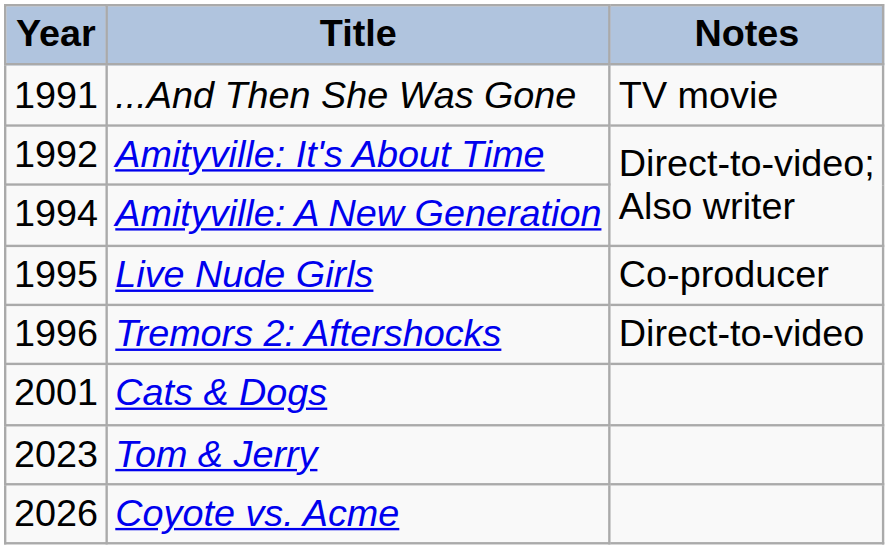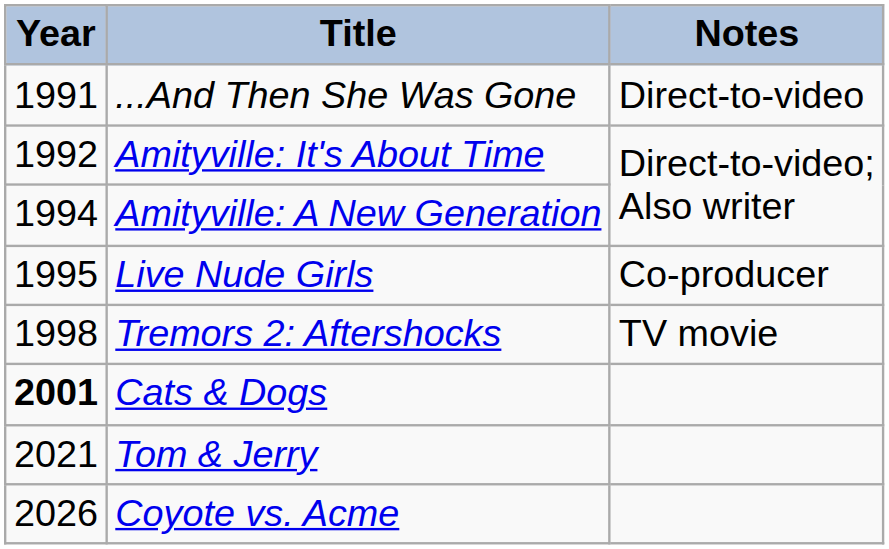(699, 94) TV movie -> (742, 94) Direct-to-video
(56, 333) 1996 -> (56, 333) 1998
(742, 333) Direct-to-video -> (699, 333) TV movie
(56, 393) normal -> (56, 393) bold
(56, 453) 2023 -> (56, 453) 2021
